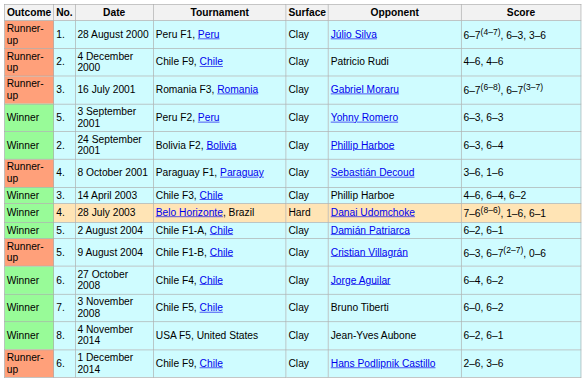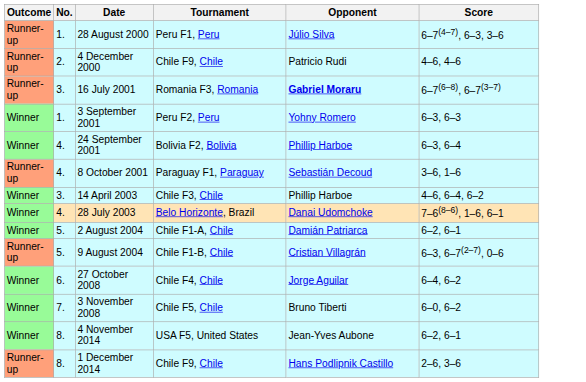- column: (307, 12)
(365, 90) normal -> (325, 90) bold
(60, 117) 5. -> (60, 117) 1.
(60, 145) 2. -> (60, 145) 4.
(60, 363) 6. -> (60, 363) 8.
